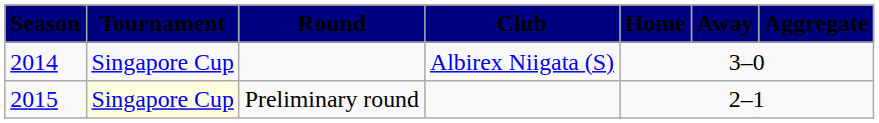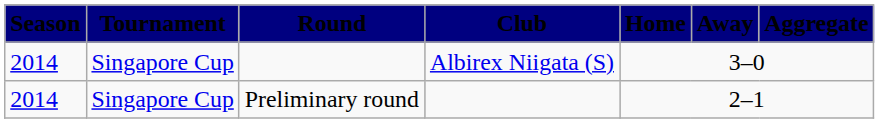(34, 99) 2015 -> (34, 99) 2014
(163, 99) lightyellow background -> (163, 99) no background
